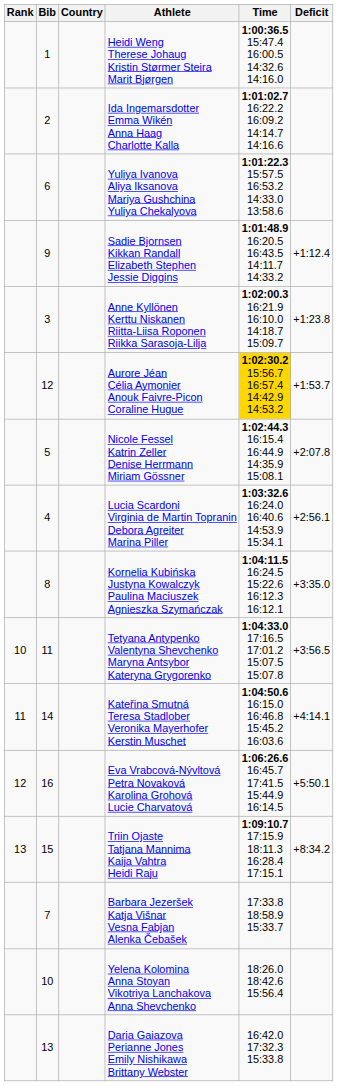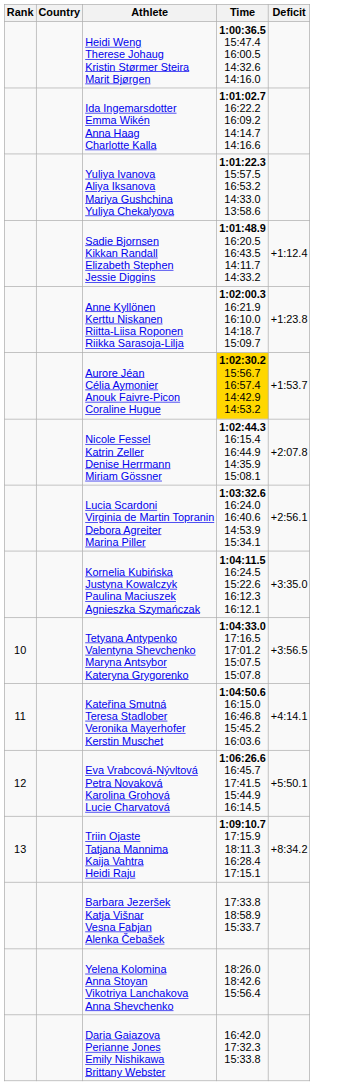- column: (47, 13)
